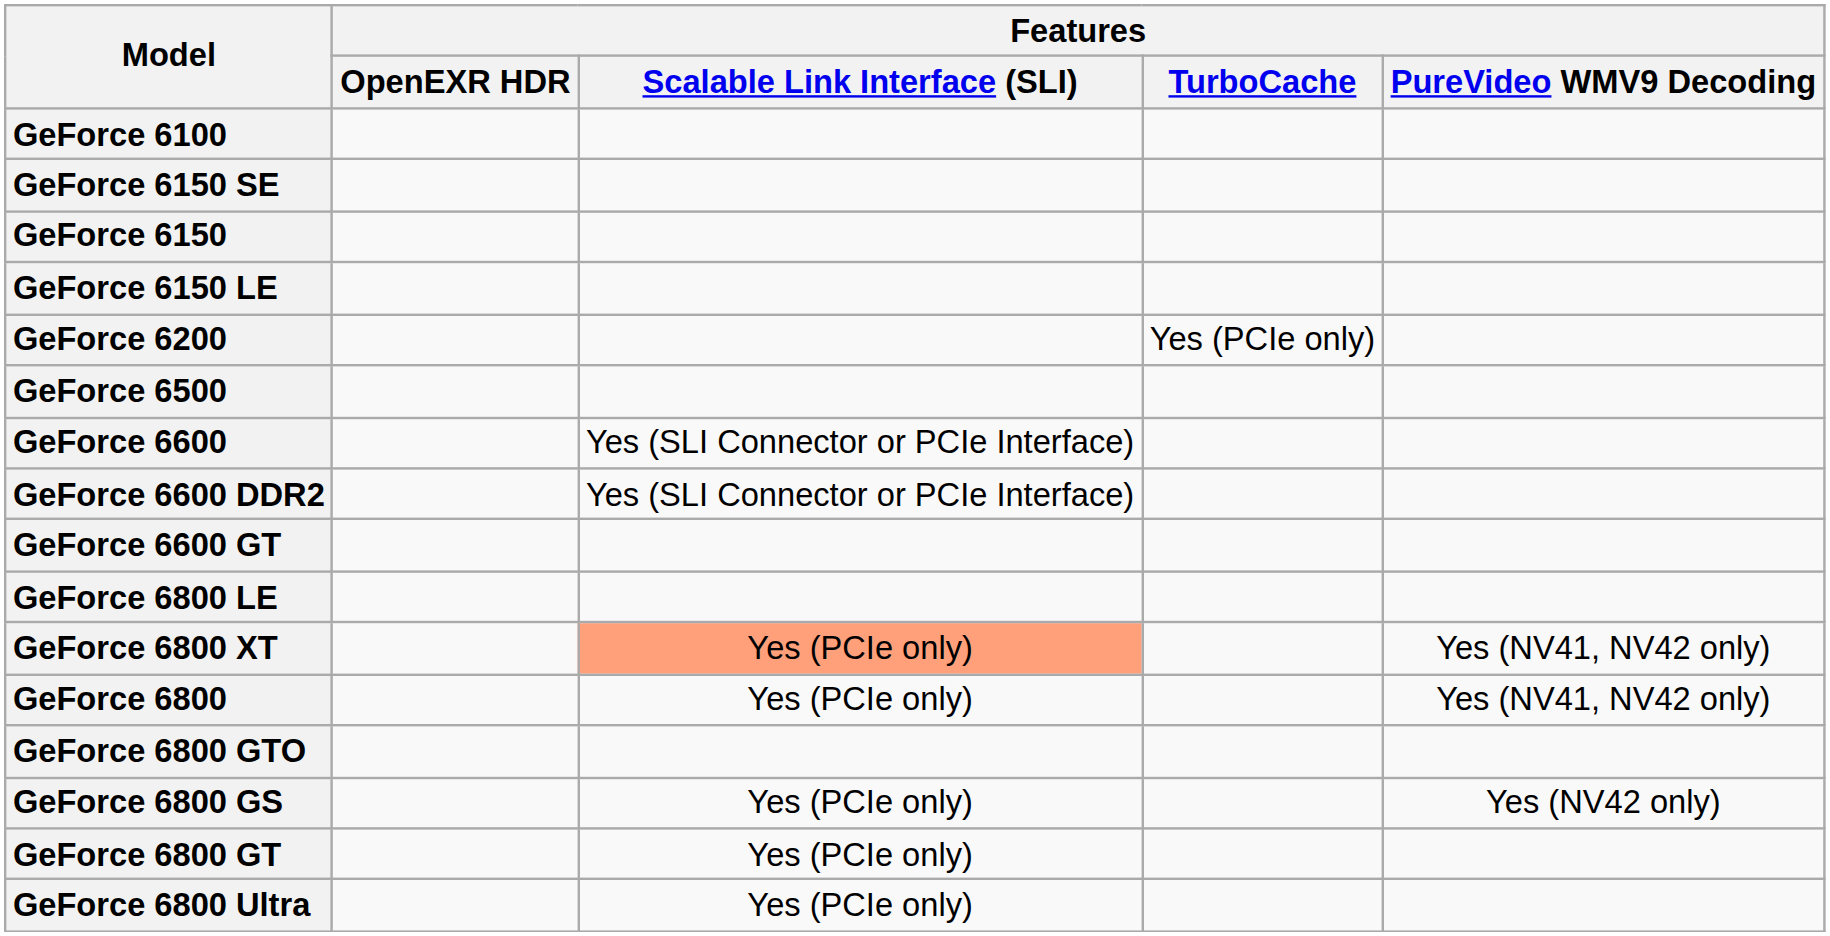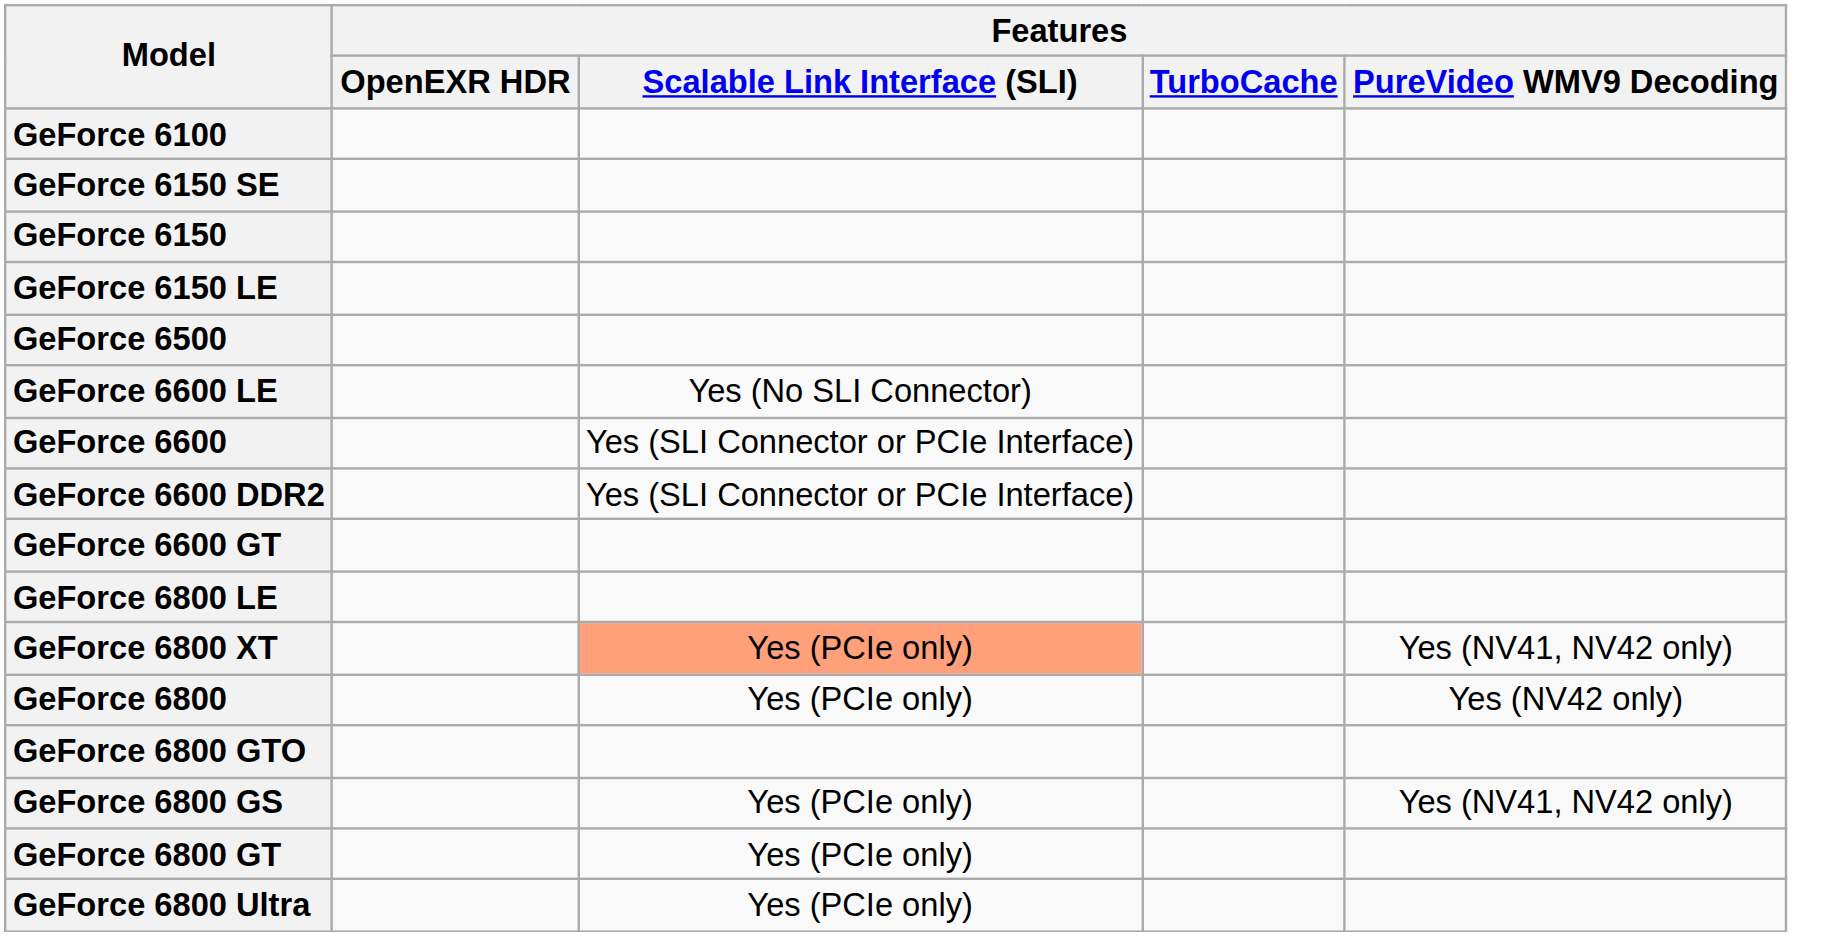- row: (120, 339)
+ row: (145, 391)
(1603, 699) Yes (NV41, NV42 only) -> (1566, 699) Yes (NV42 only)
(1603, 802) Yes (NV42 only) -> (1566, 802) Yes (NV41, NV42 only)
